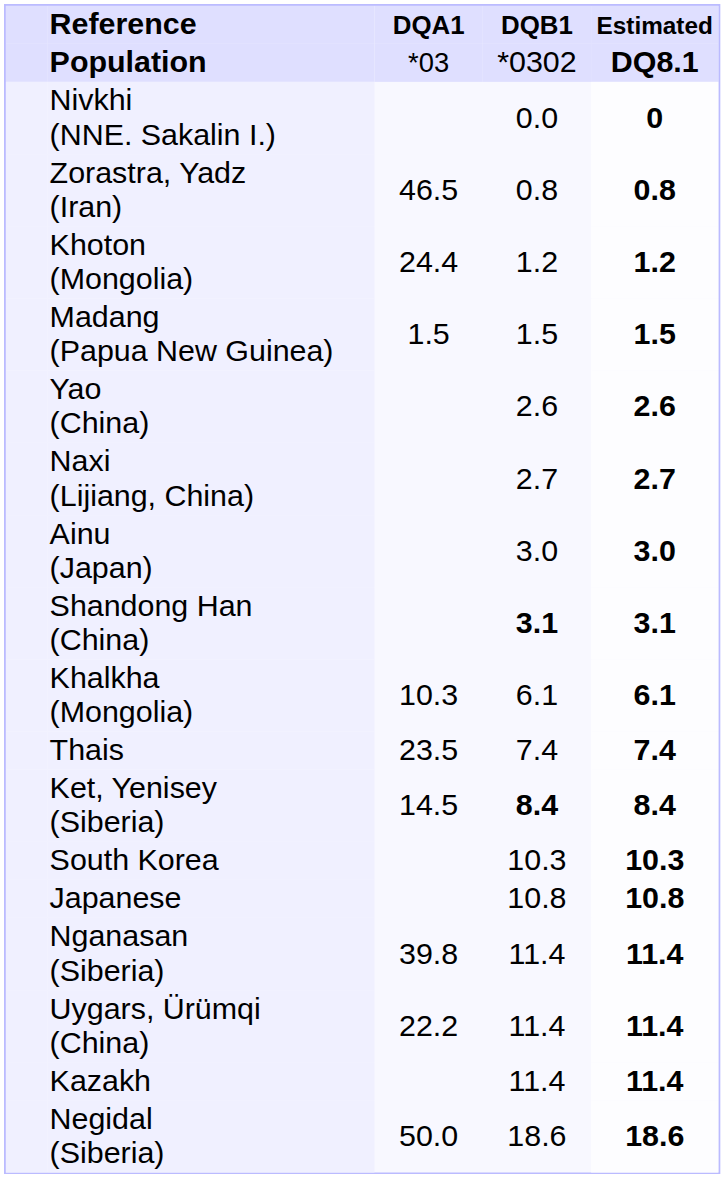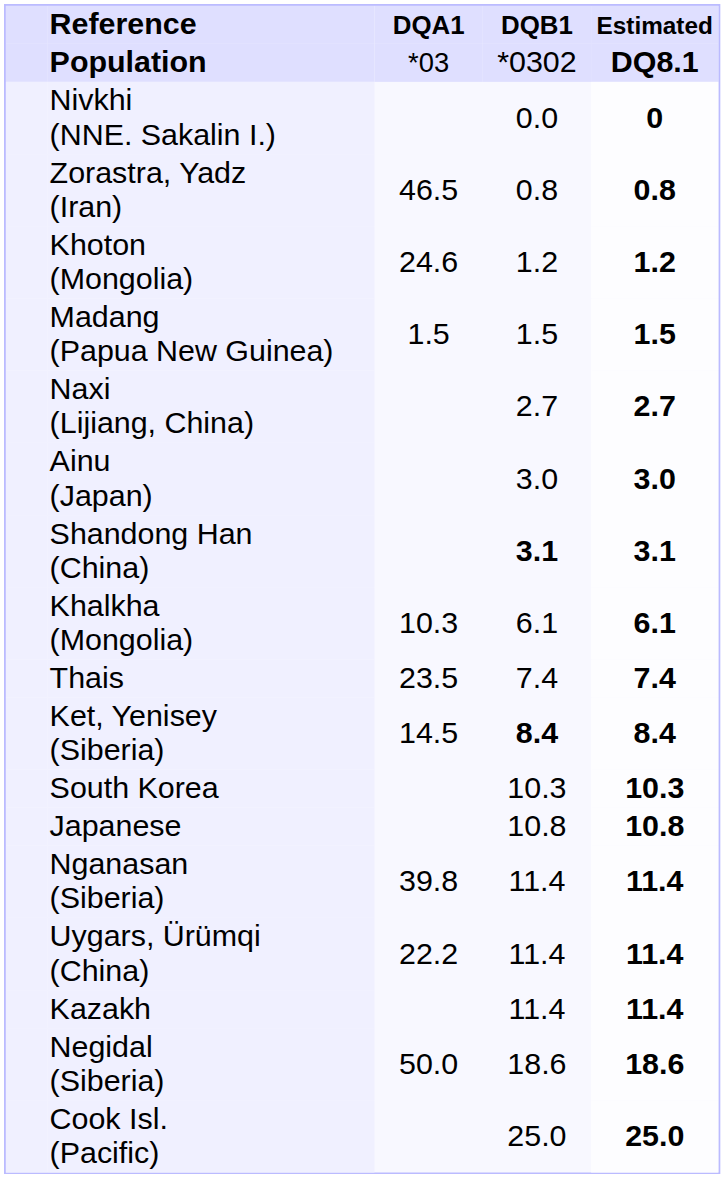(429, 261) 24.4 -> (429, 261) 24.6
- row: (99, 406)
+ row: (109, 1135)
